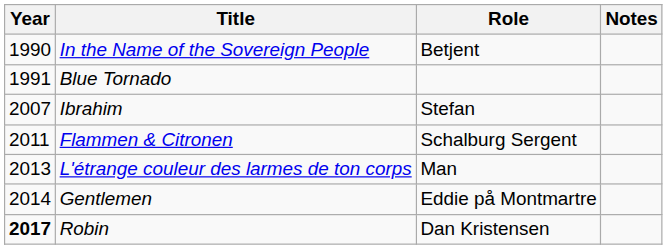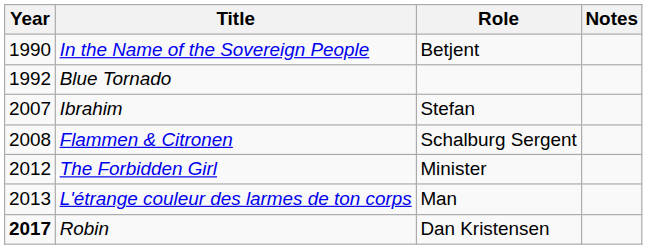(30, 79) 1991 -> (30, 79) 1992
(29, 139) 2011 -> (30, 139) 2008
+ row: (138, 169)
- row: (106, 199)
